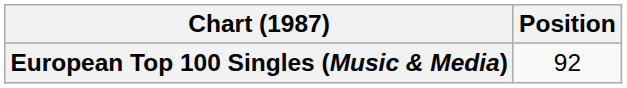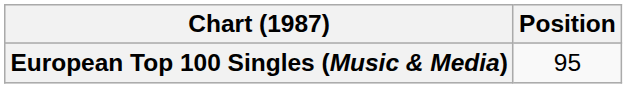(567, 62) 92 -> (567, 62) 95
